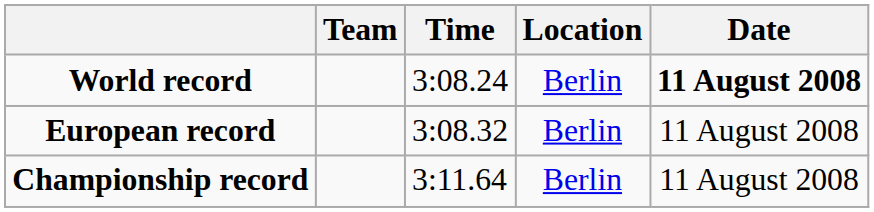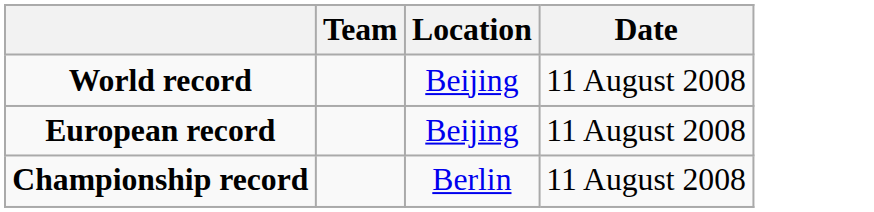- column: (460, 29)
(582, 79) Berlin -> (472, 79) Beijing
(759, 79) bold -> (646, 79) normal
(582, 130) Berlin -> (472, 130) Beijing
